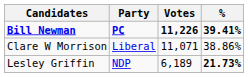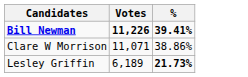- column: (134, 13)
